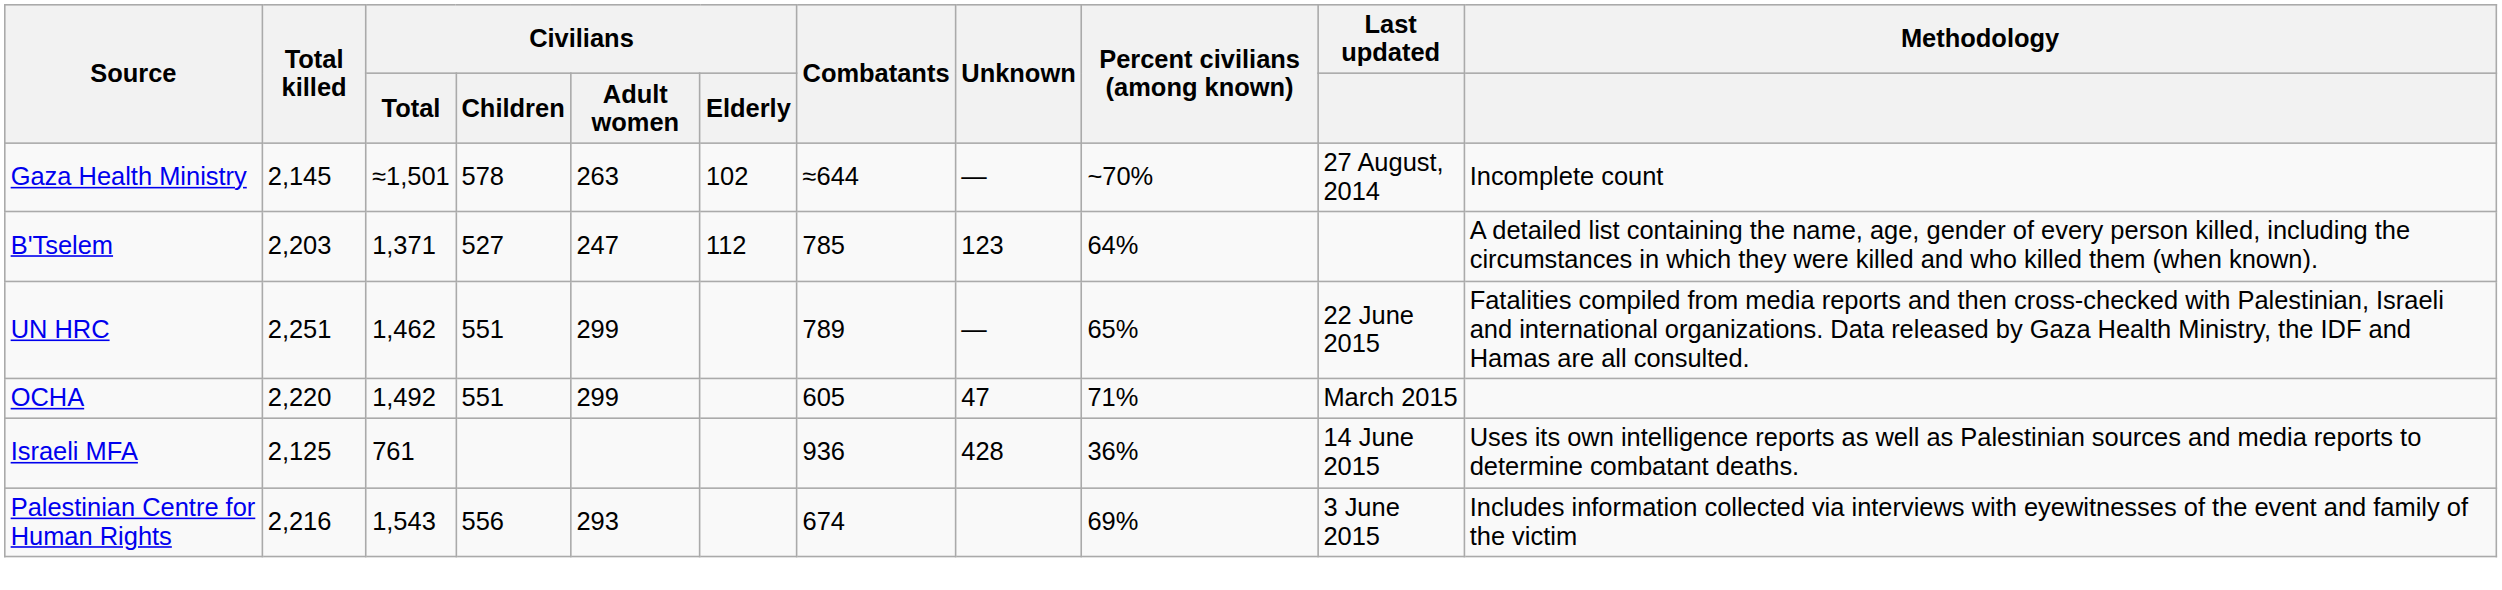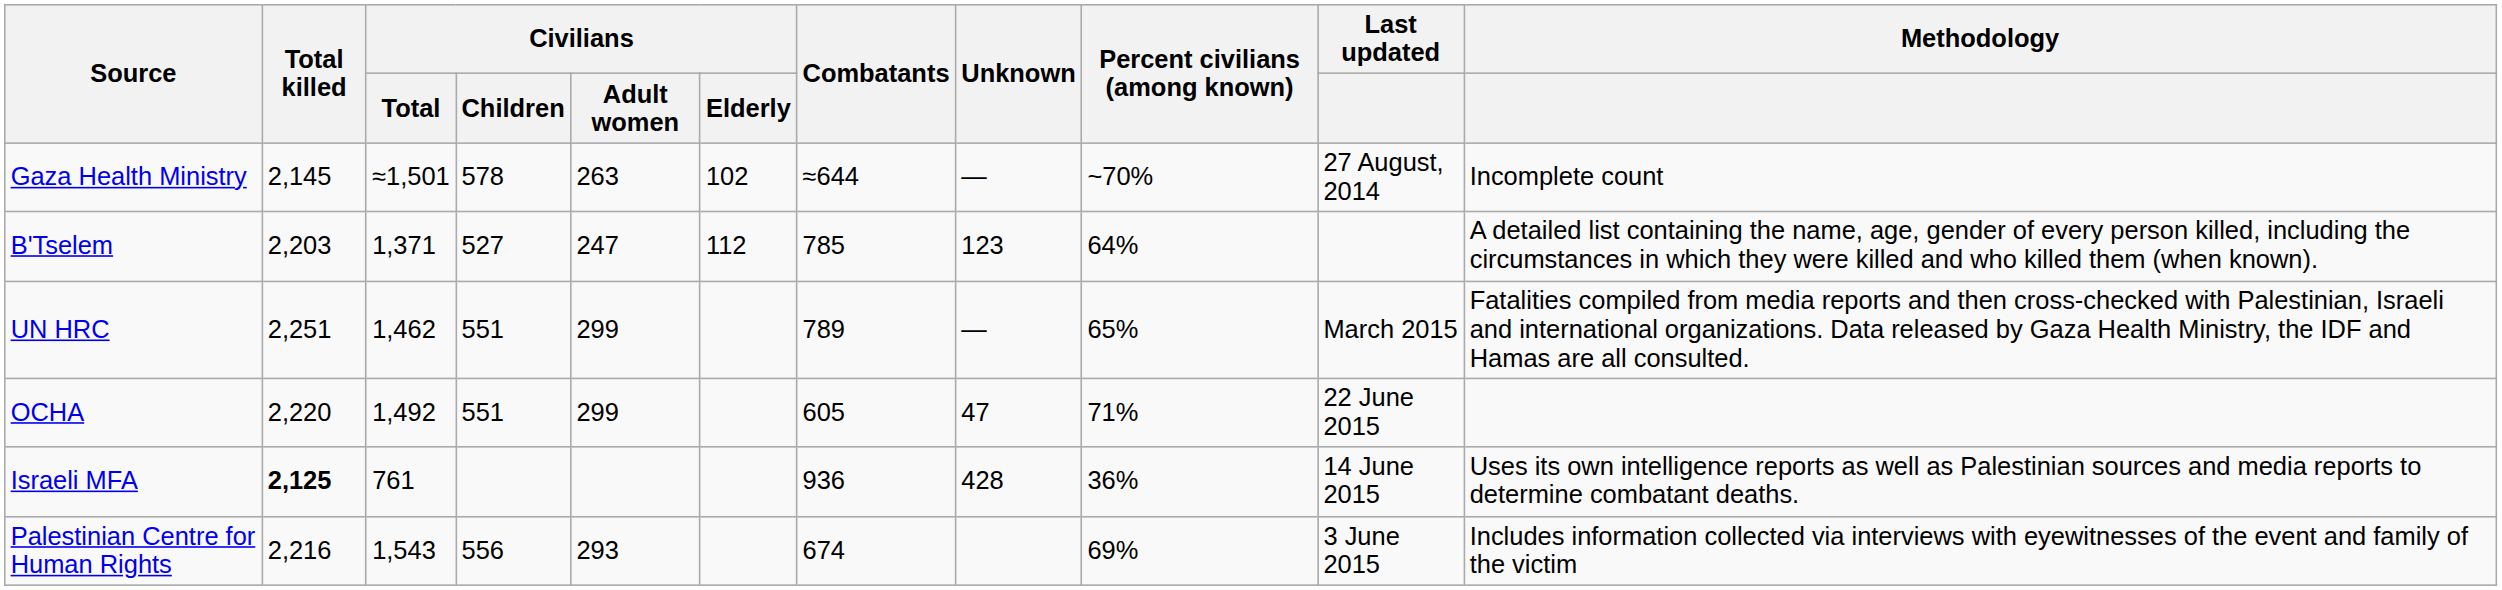(1369, 329) 22 June 2015 -> (1391, 329) March 2015
(1391, 398) March 2015 -> (1369, 412) 22 June 2015
(300, 452) normal -> (300, 481) bold
